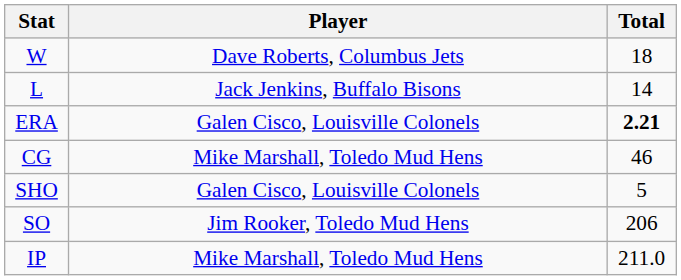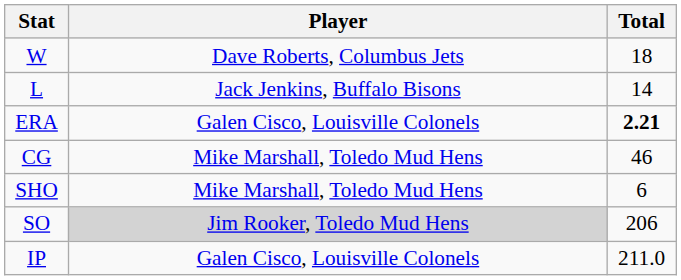(338, 190) Galen Cisco, Louisville Colonels -> (338, 190) Mike Marshall, Toledo Mud Hens
(642, 190) 5 -> (642, 190) 6
(338, 223) no background -> (338, 223) lightgrey background
(338, 257) Mike Marshall, Toledo Mud Hens -> (338, 257) Galen Cisco, Louisville Colonels
